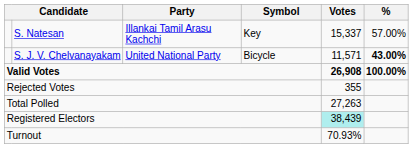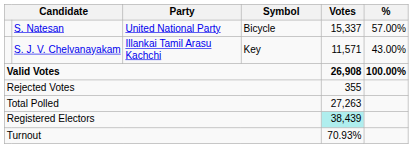(168, 34) Illankai Tamil Arasu Kachchi -> (173, 28) United National Party
(252, 34) Key -> (259, 28) Bicycle
(173, 55) United National Party -> (168, 50) Illankai Tamil Arasu Kachchi
(259, 55) Bicycle -> (252, 50) Key
(389, 55) bold -> (389, 50) normal
